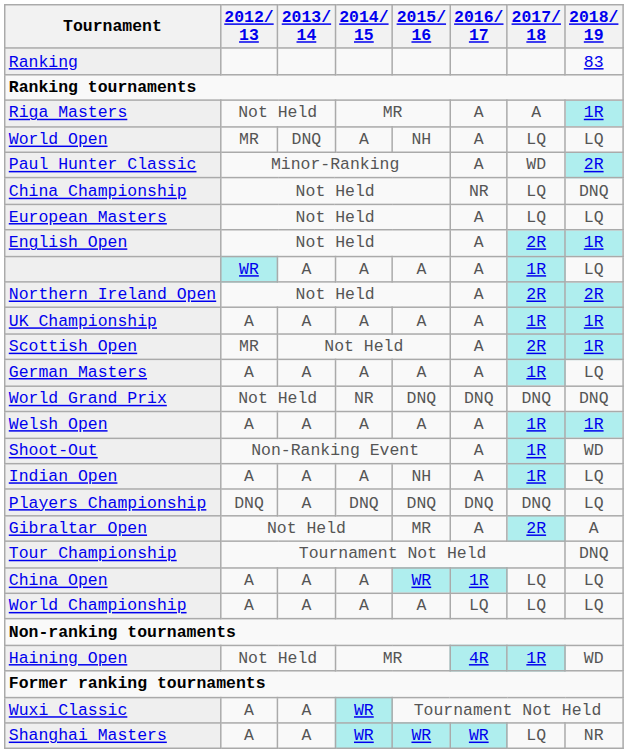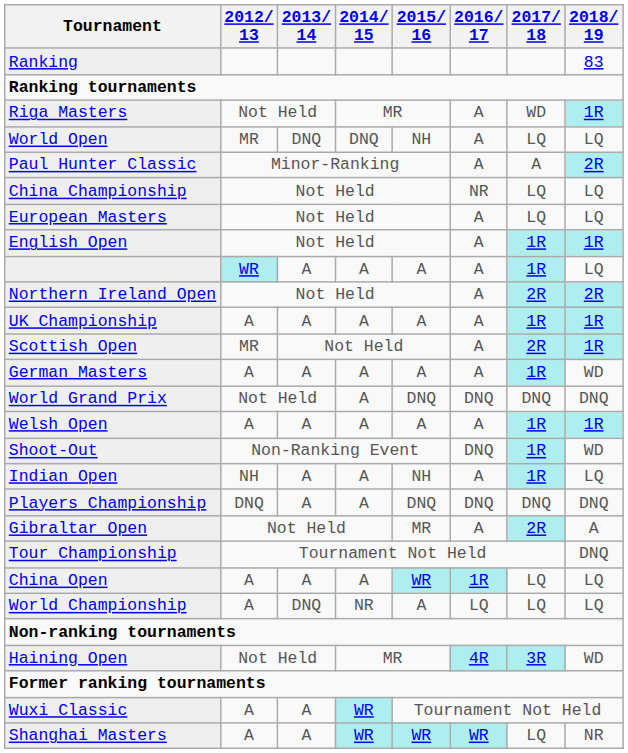(536, 113) A -> (536, 113) WD
(364, 139) A -> (364, 139) DNQ
(536, 165) WD -> (536, 165) A
(594, 191) DNQ -> (594, 191) LQ
(536, 243) 2R -> (536, 243) 1R
(594, 373) LQ -> (594, 373) WD
(364, 399) NR -> (364, 399) A
(479, 451) A -> (479, 451) DNQ
(249, 477) A -> (249, 477) NH
(364, 502) DNQ -> (364, 502) A
(594, 502) LQ -> (594, 502) DNQ
(306, 606) A -> (306, 606) DNQ
(364, 606) A -> (364, 606) NR
(536, 658) 1R -> (536, 658) 3R
